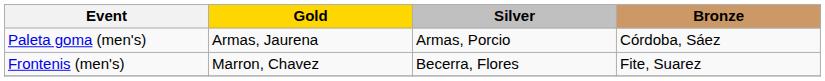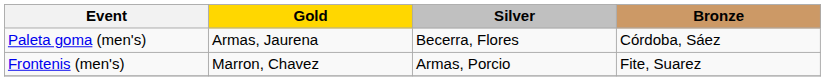(463, 40) Armas, Porcio -> (467, 40) Becerra, Flores
(467, 64) Becerra, Flores -> (463, 64) Armas, Porcio
